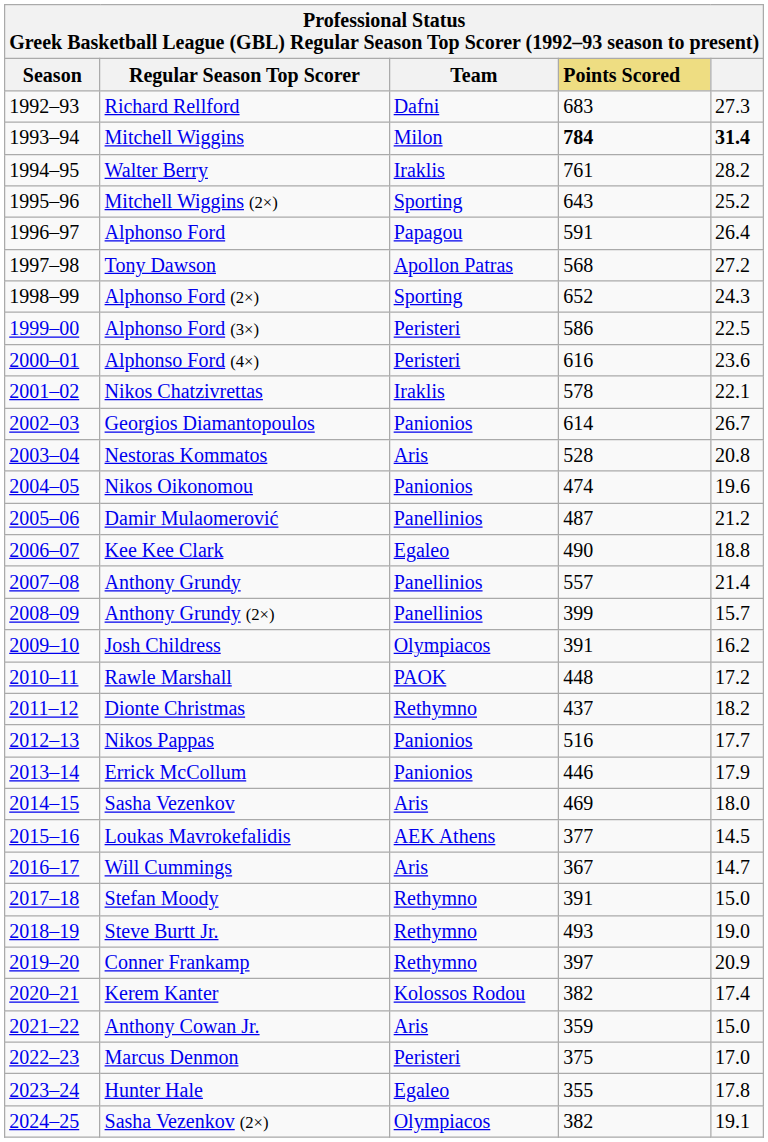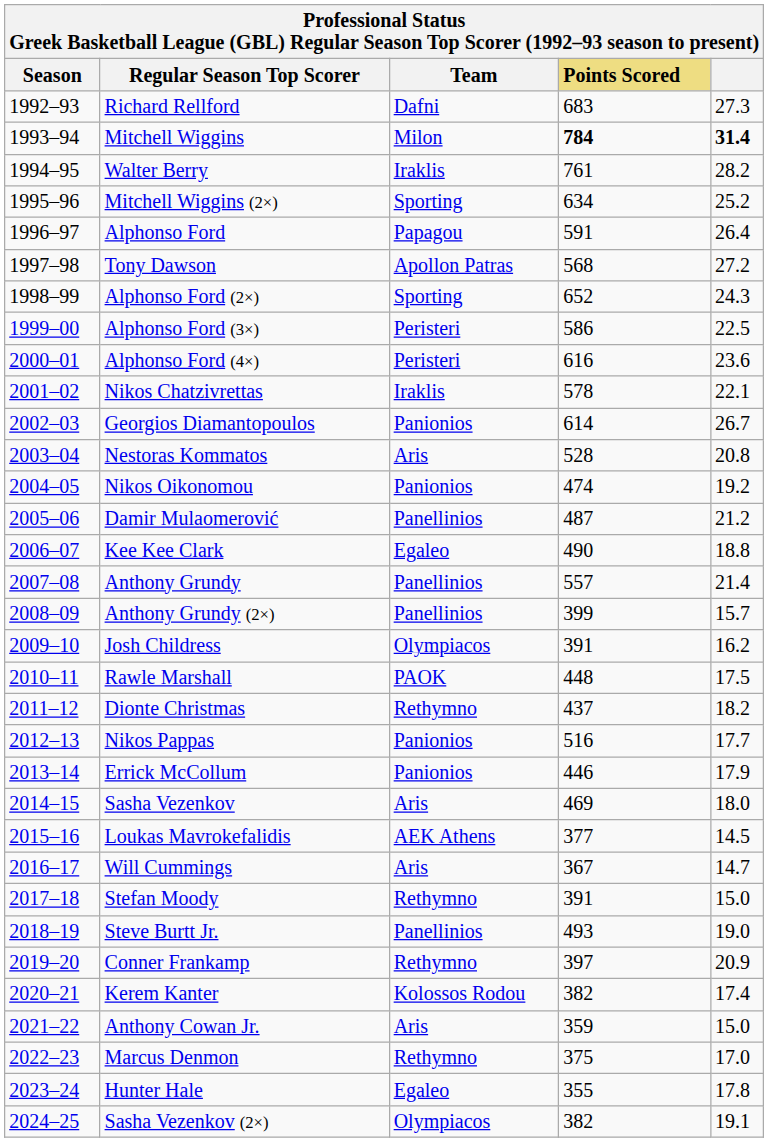(578, 201) 643 -> (578, 201) 634
(733, 486) 19.6 -> (733, 486) 19.2
(733, 677) 17.2 -> (733, 677) 17.5
(435, 930) Rethymno -> (438, 930) Panellinios
(427, 1057) Peristeri -> (435, 1057) Rethymno
